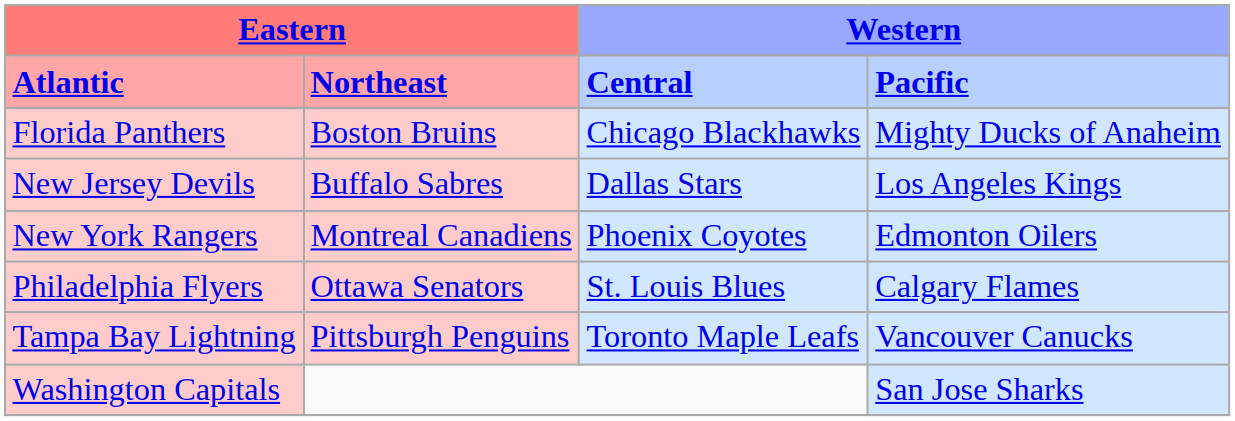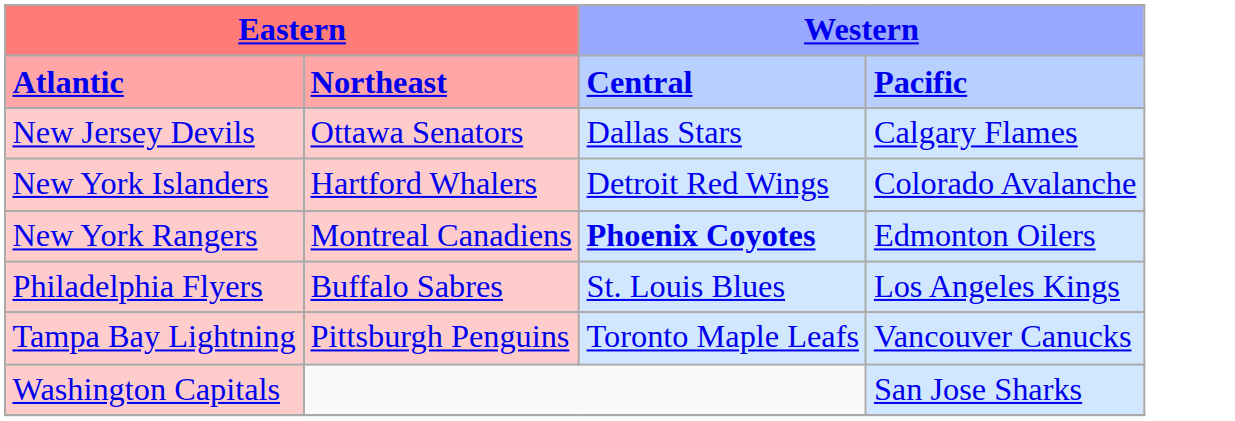- row: (119, 132)
(407, 183) Buffalo Sabres -> (417, 132) Ottawa Senators
(998, 183) Los Angeles Kings -> (976, 132) Calgary Flames
+ row: (140, 183)
(697, 235) normal -> (701, 235) bold
(417, 286) Ottawa Senators -> (407, 286) Buffalo Sabres
(977, 286) Calgary Flames -> (997, 286) Los Angeles Kings
